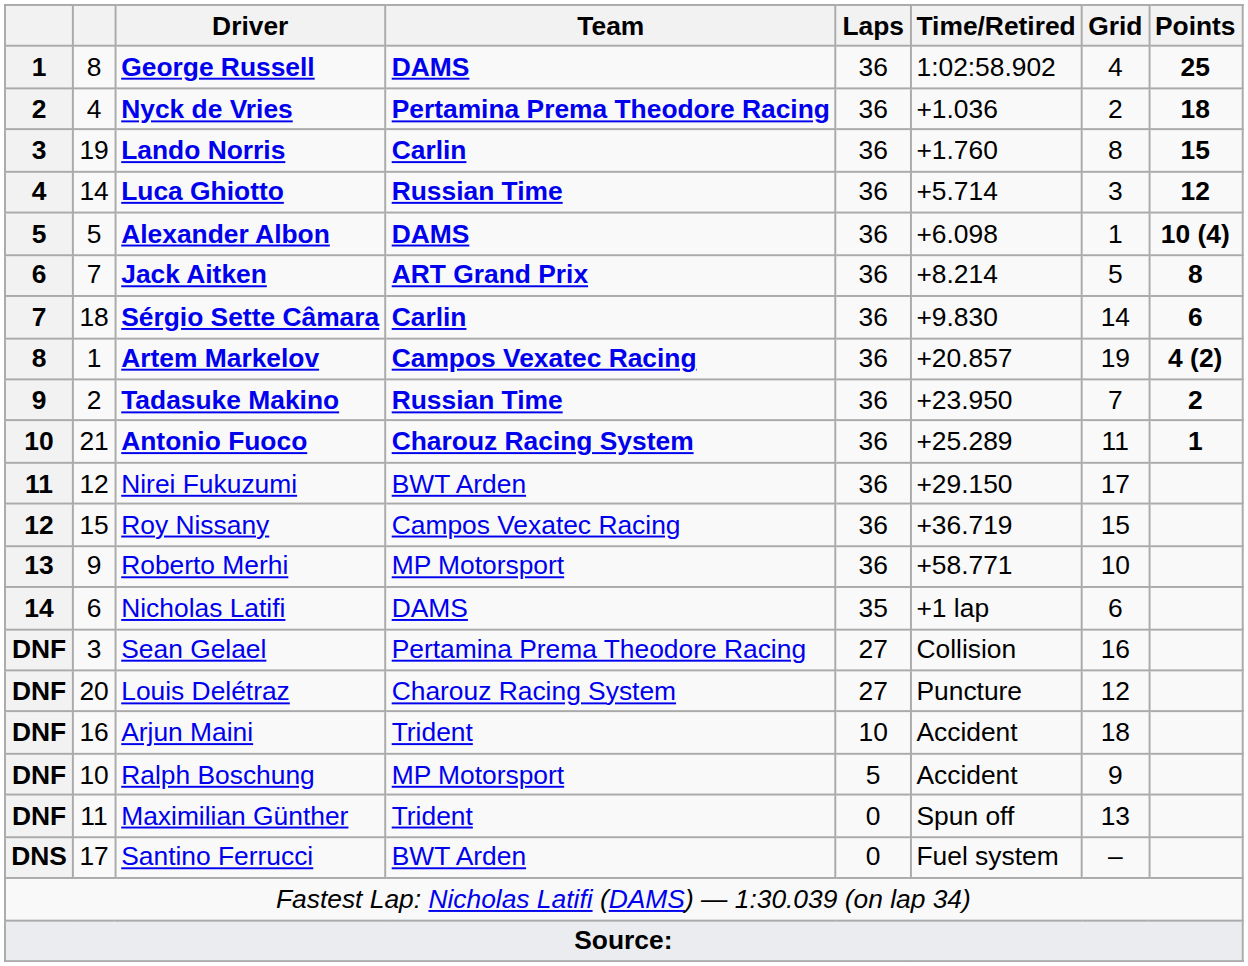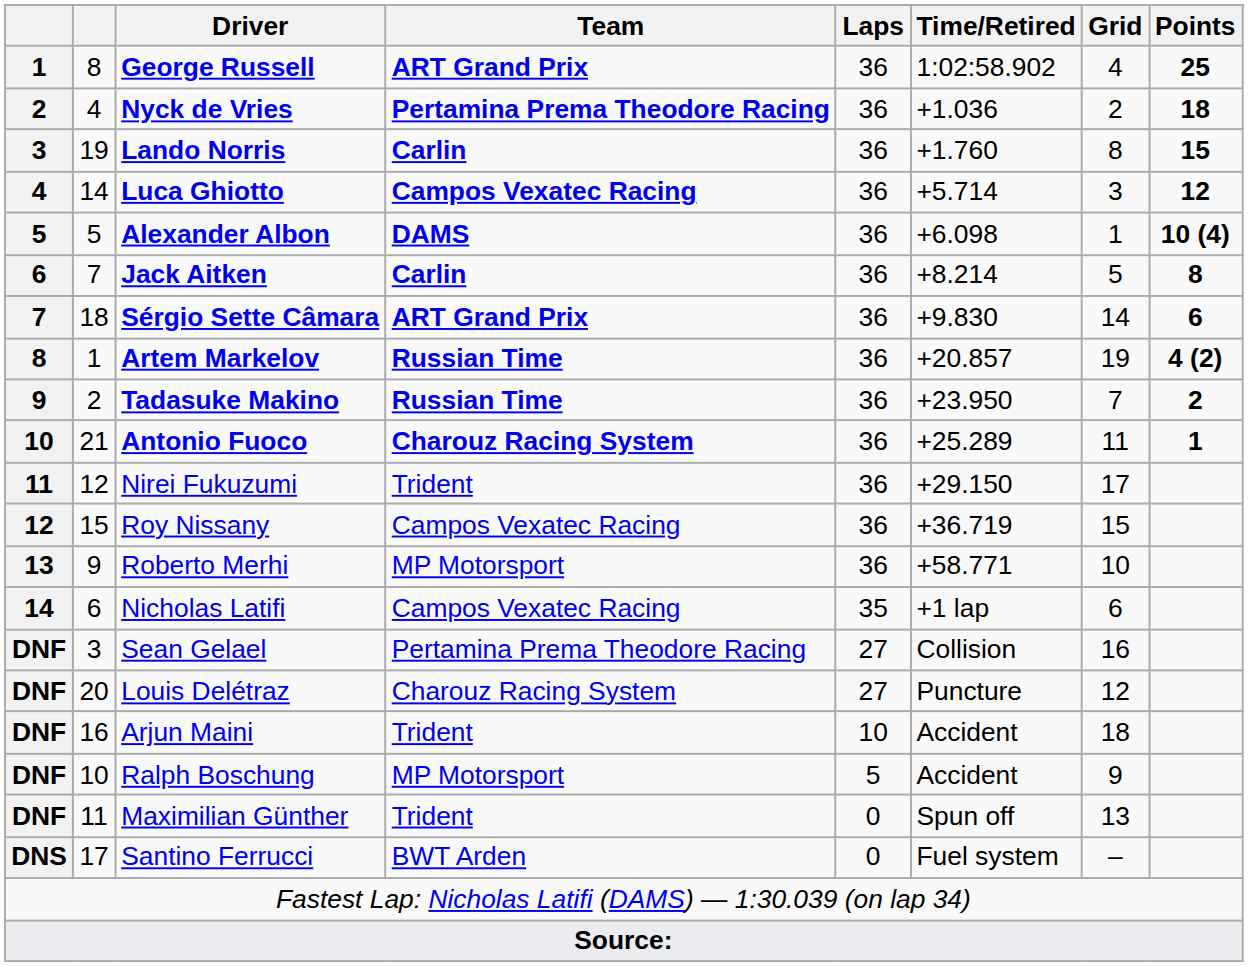(431, 67) DAMS -> (490, 67) ART Grand Prix
(477, 192) Russian Time -> (544, 192) Campos Vexatec Racing
(490, 275) ART Grand Prix -> (429, 275) Carlin
(429, 316) Carlin -> (490, 316) ART Grand Prix
(544, 358) Campos Vexatec Racing -> (477, 358) Russian Time
(459, 483) BWT Arden -> (432, 483) Trident
(430, 608) DAMS -> (536, 608) Campos Vexatec Racing
